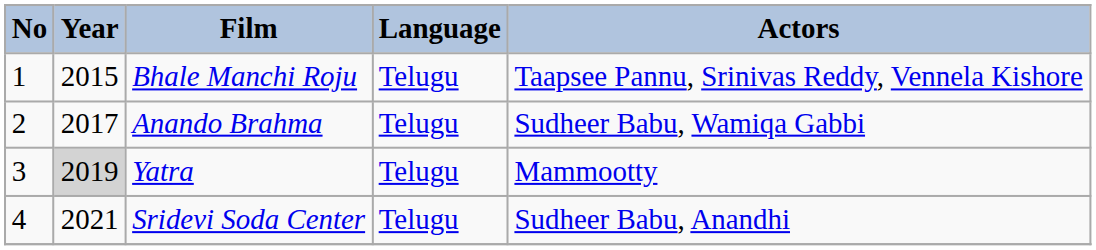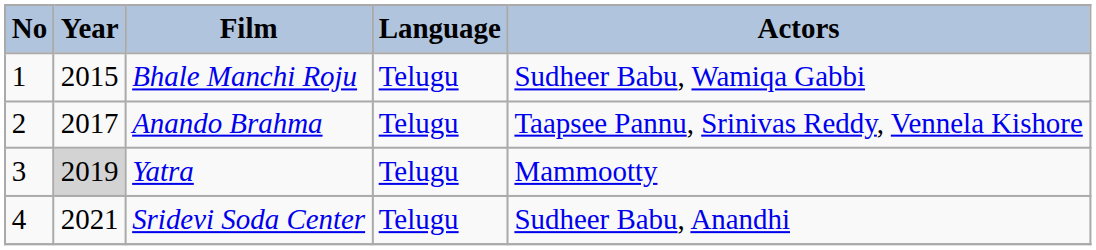(799, 76) Taapsee Pannu, Srinivas Reddy, Vennela Kishore -> (690, 76) Sudheer Babu, Wamiqa Gabbi
(690, 124) Sudheer Babu, Wamiqa Gabbi -> (799, 124) Taapsee Pannu, Srinivas Reddy, Vennela Kishore
